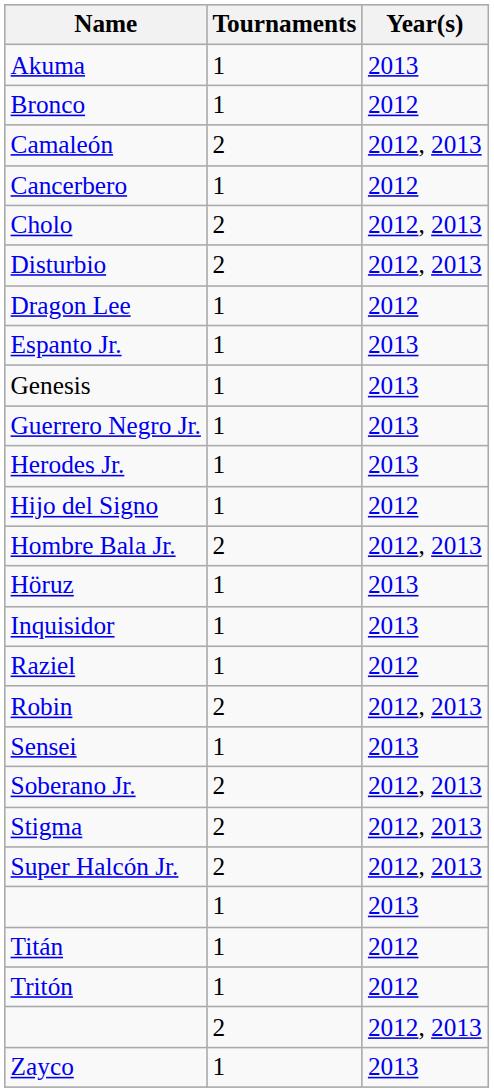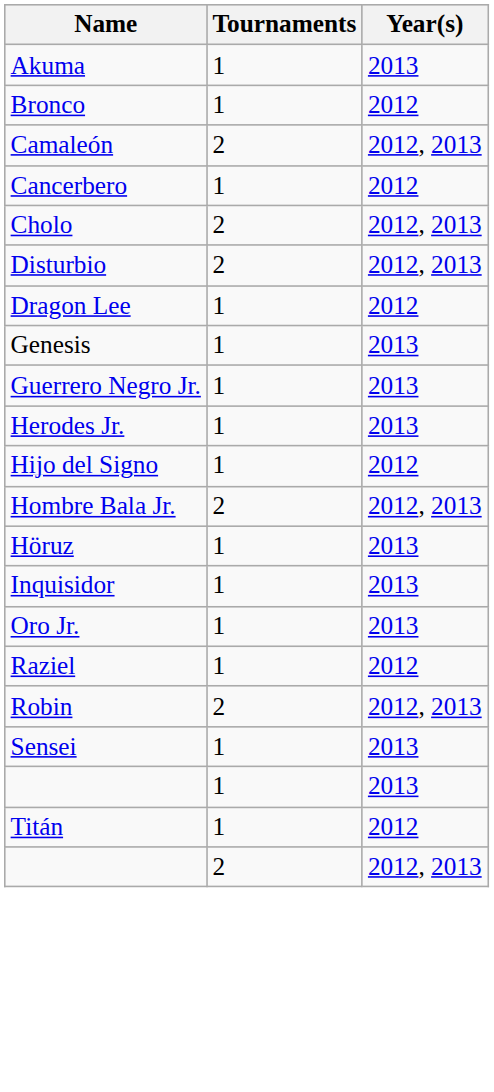- row: (66, 345)
+ row: (45, 625)
- row: (73, 786)
- row: (46, 826)
- row: (95, 866)
- row: (42, 986)
- row: (42, 1066)
